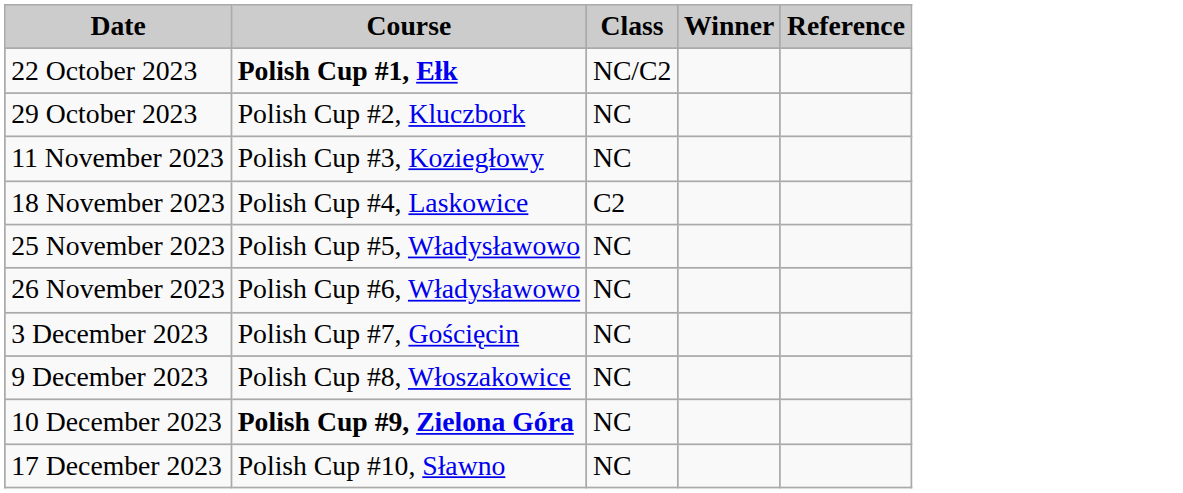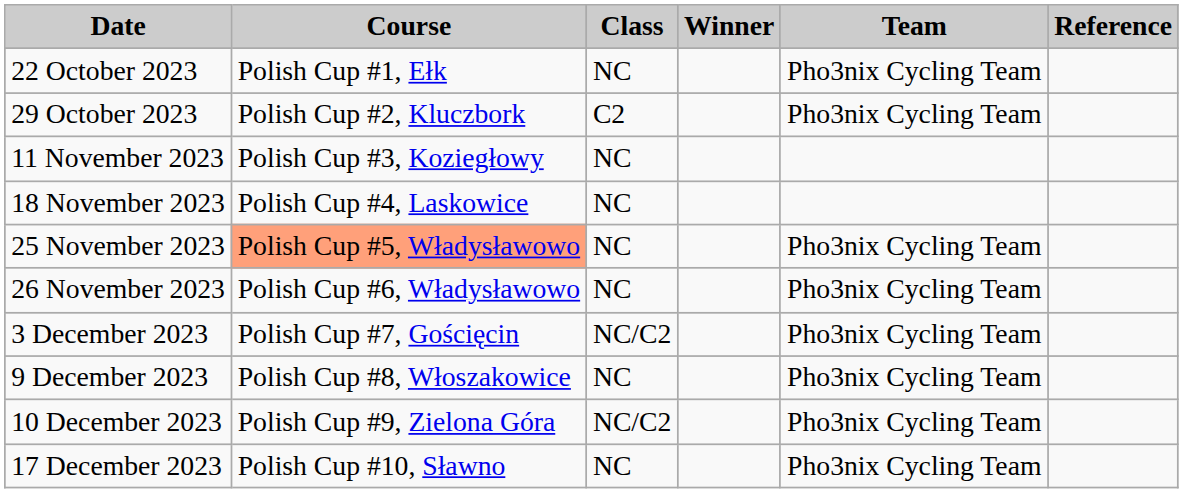+ column: (914, 26)
(348, 70) bold -> (342, 70) normal
(632, 70) NC/C2 -> (612, 70) NC
(612, 114) NC -> (609, 114) C2
(609, 202) C2 -> (612, 202) NC
(409, 245) no background -> (409, 245) lightsalmon background
(612, 333) NC -> (632, 333) NC/C2
(406, 421) bold -> (396, 421) normal
(612, 421) NC -> (632, 421) NC/C2
